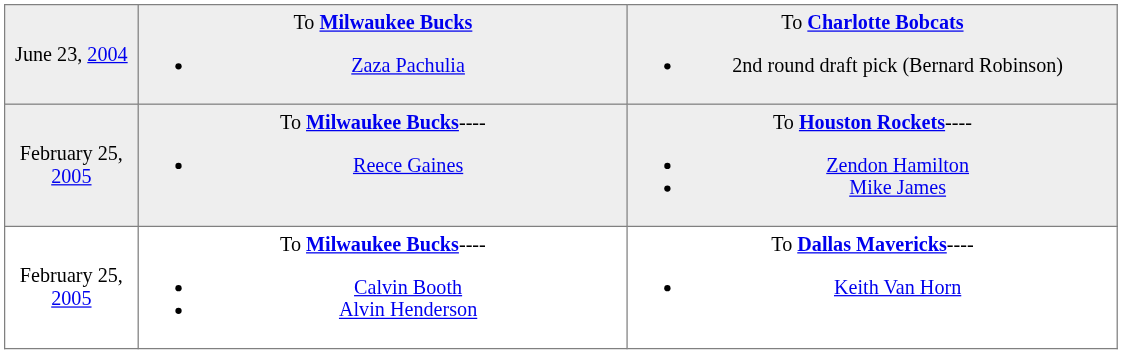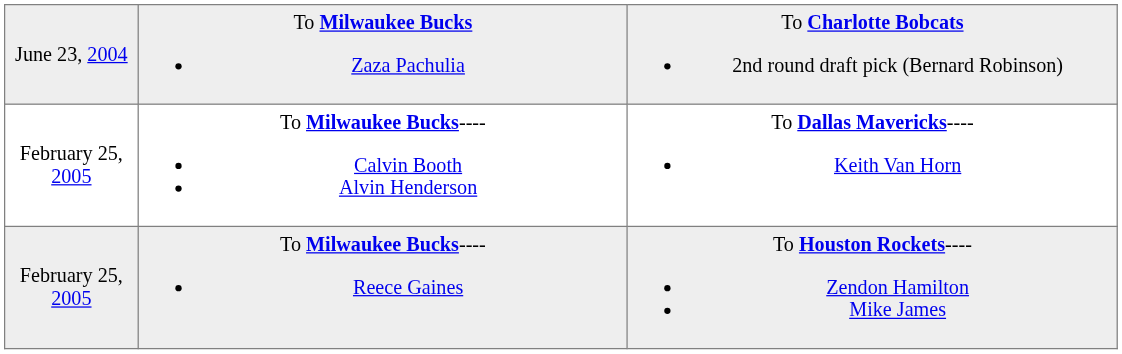rows swapped: (383, 277) <-> (383, 144)
